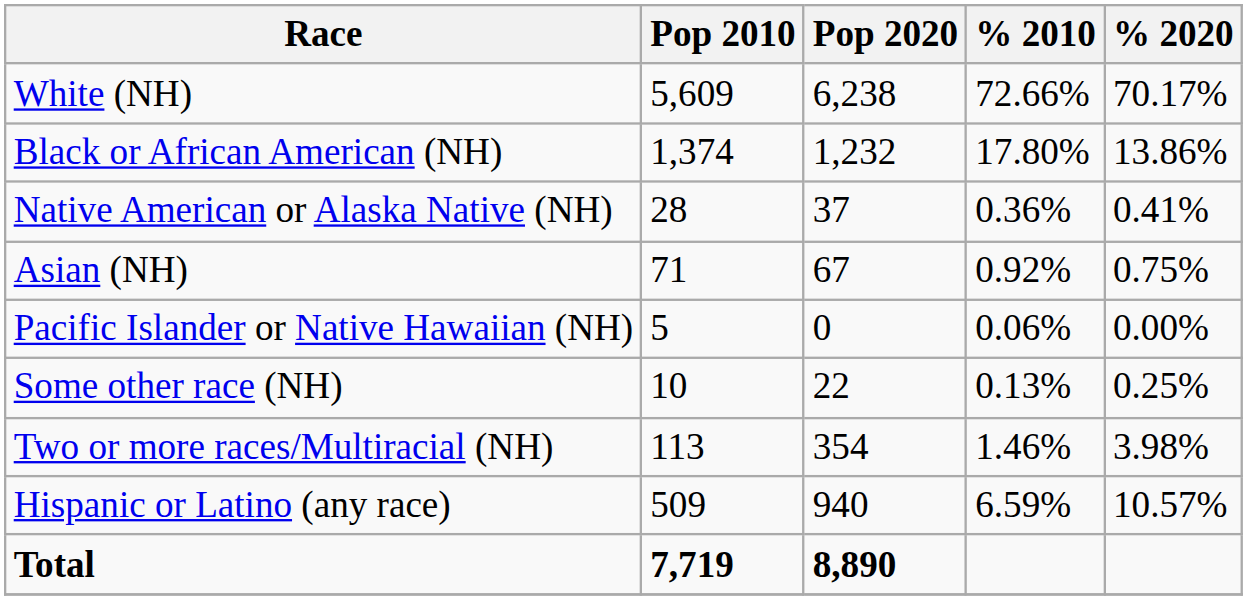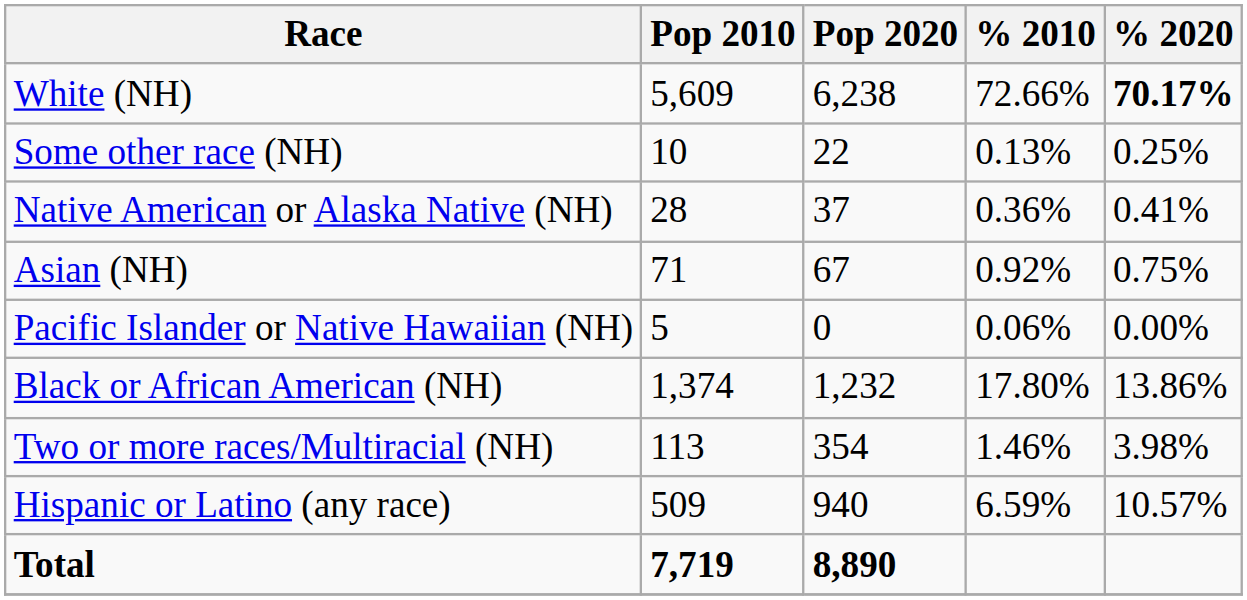(1170, 92) normal -> (1173, 92) bold
rows swapped: (258, 151) <-> (178, 387)
